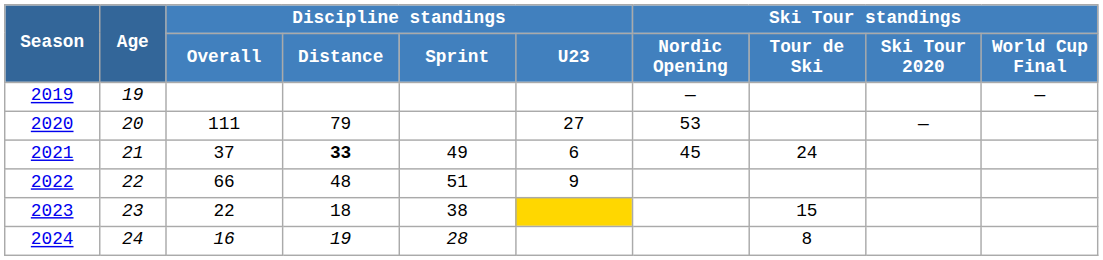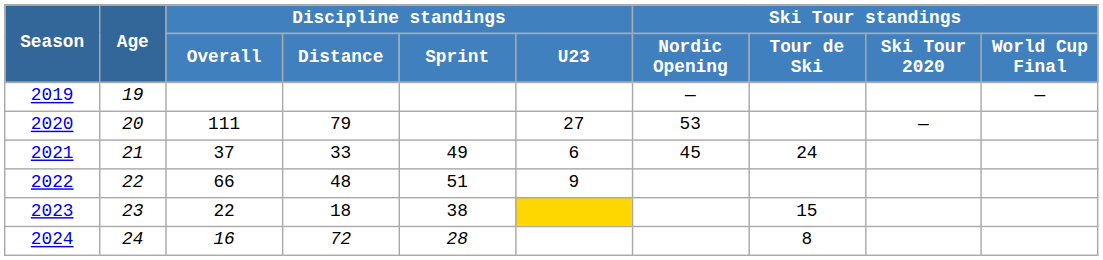(341, 154) bold -> (341, 154) normal
(341, 241) 19 -> (341, 241) 72
